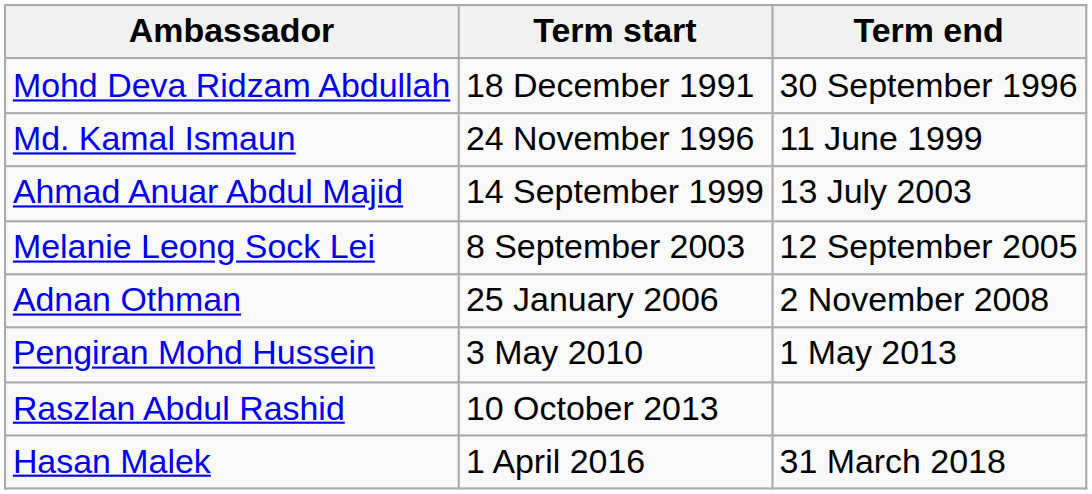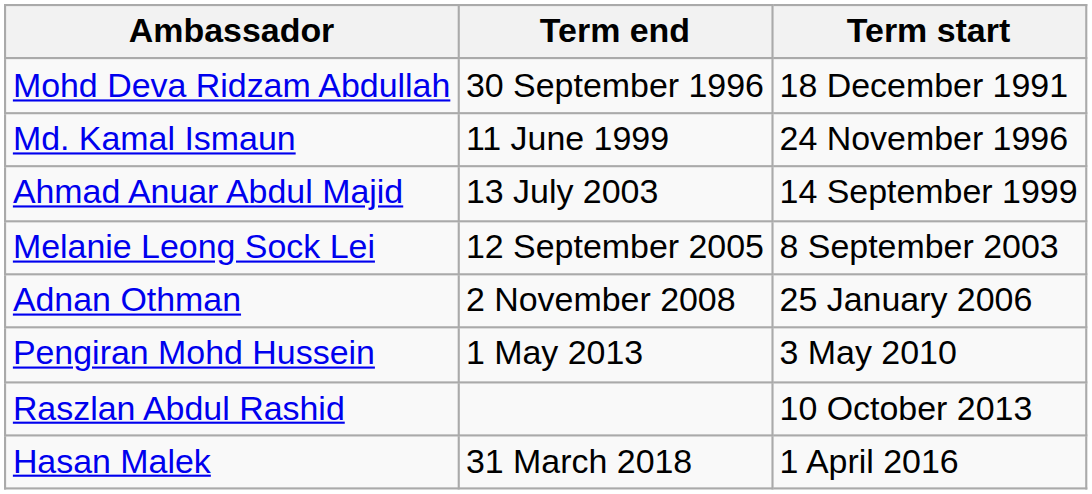columns swapped: (615, 31) <-> (929, 31)
